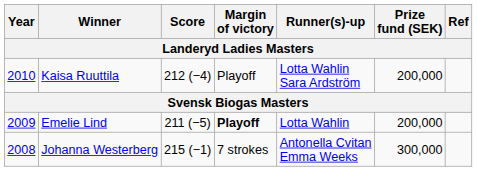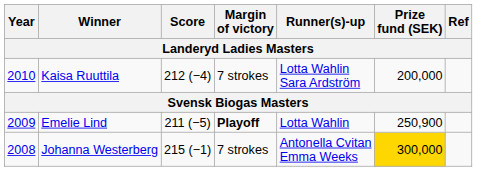(236, 76) Playoff -> (243, 76) 7 strokes
(420, 123) 200,000 -> (420, 123) 250,900
(420, 150) no background -> (420, 150) gold background
